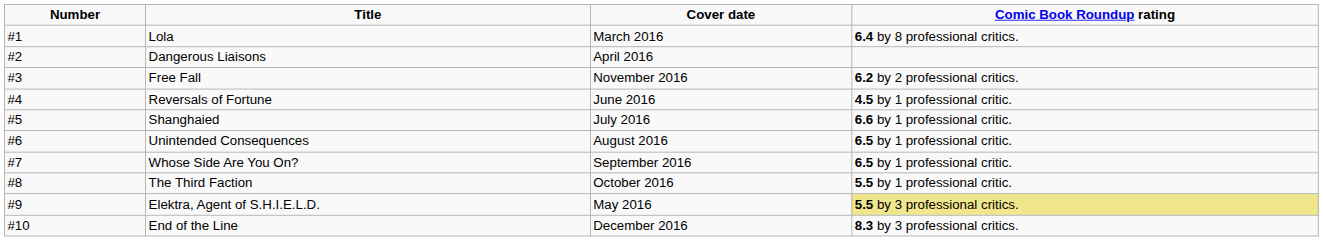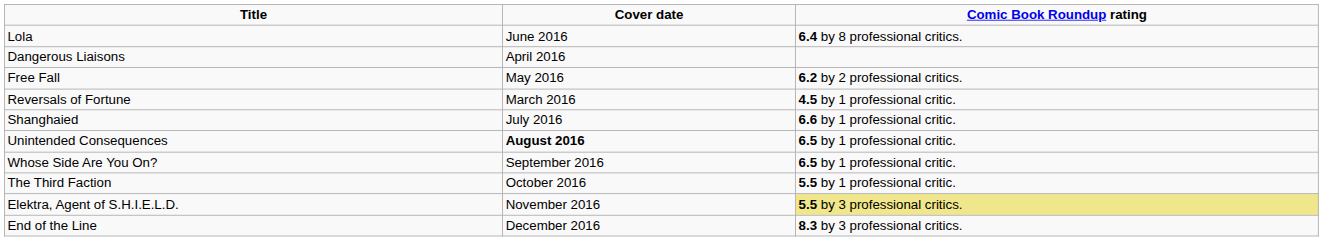- column: (75, 15)
(628, 36) March 2016 -> (537, 36) June 2016
(640, 78) November 2016 -> (535, 78) May 2016
(624, 99) June 2016 -> (541, 99) March 2016
(631, 141) normal -> (545, 141) bold
(622, 204) May 2016 -> (553, 204) November 2016
